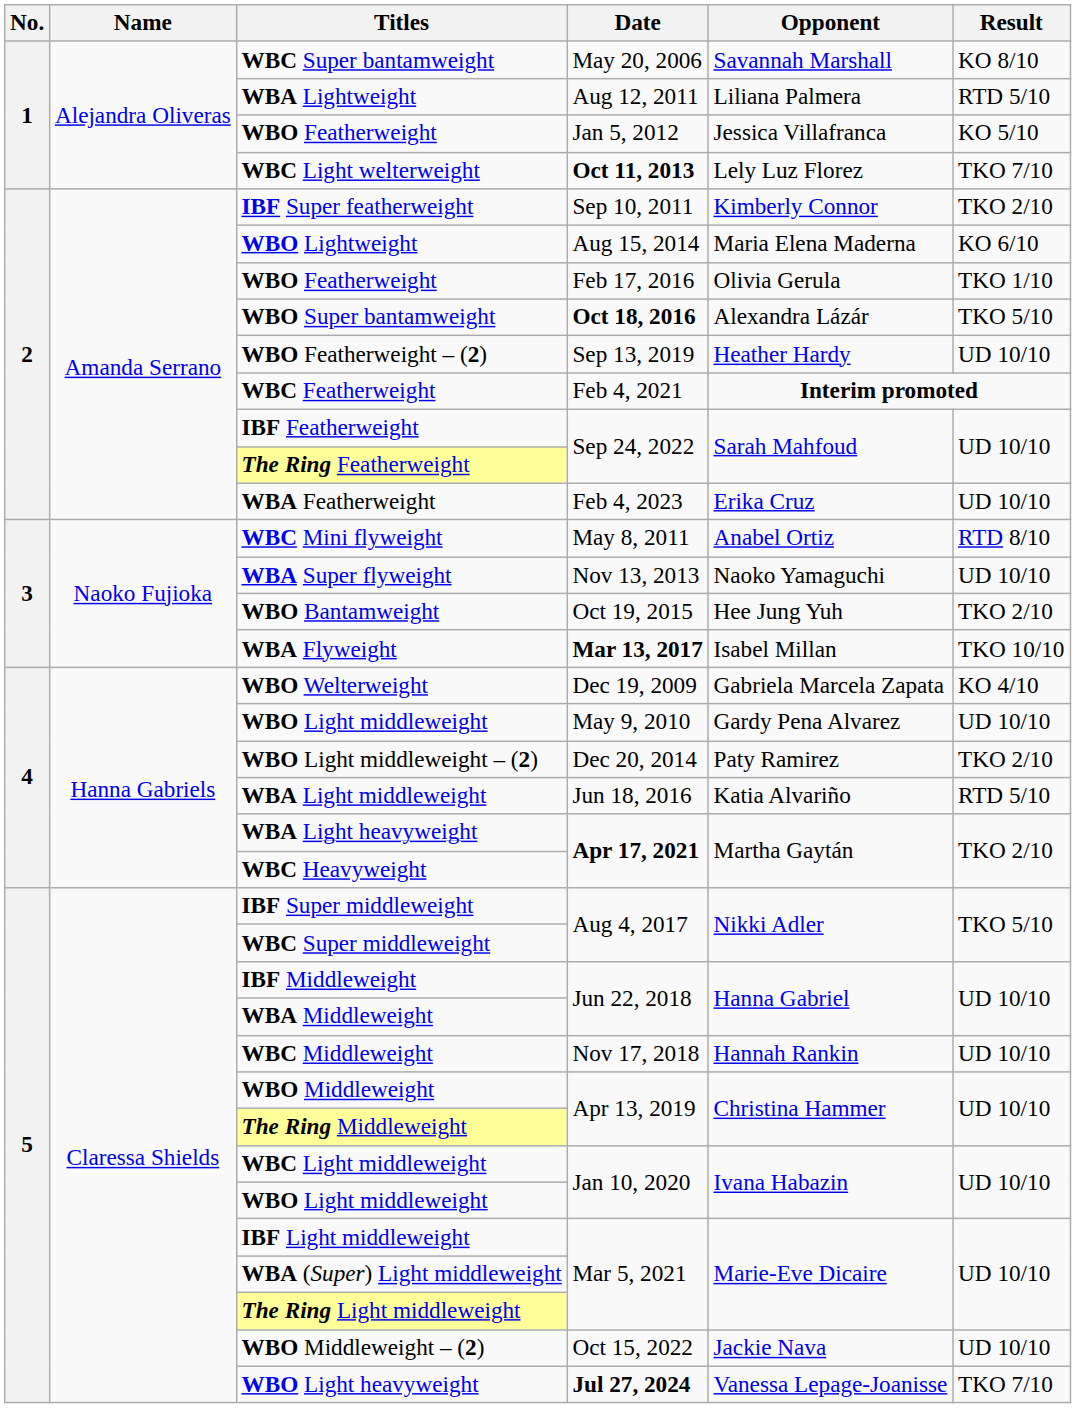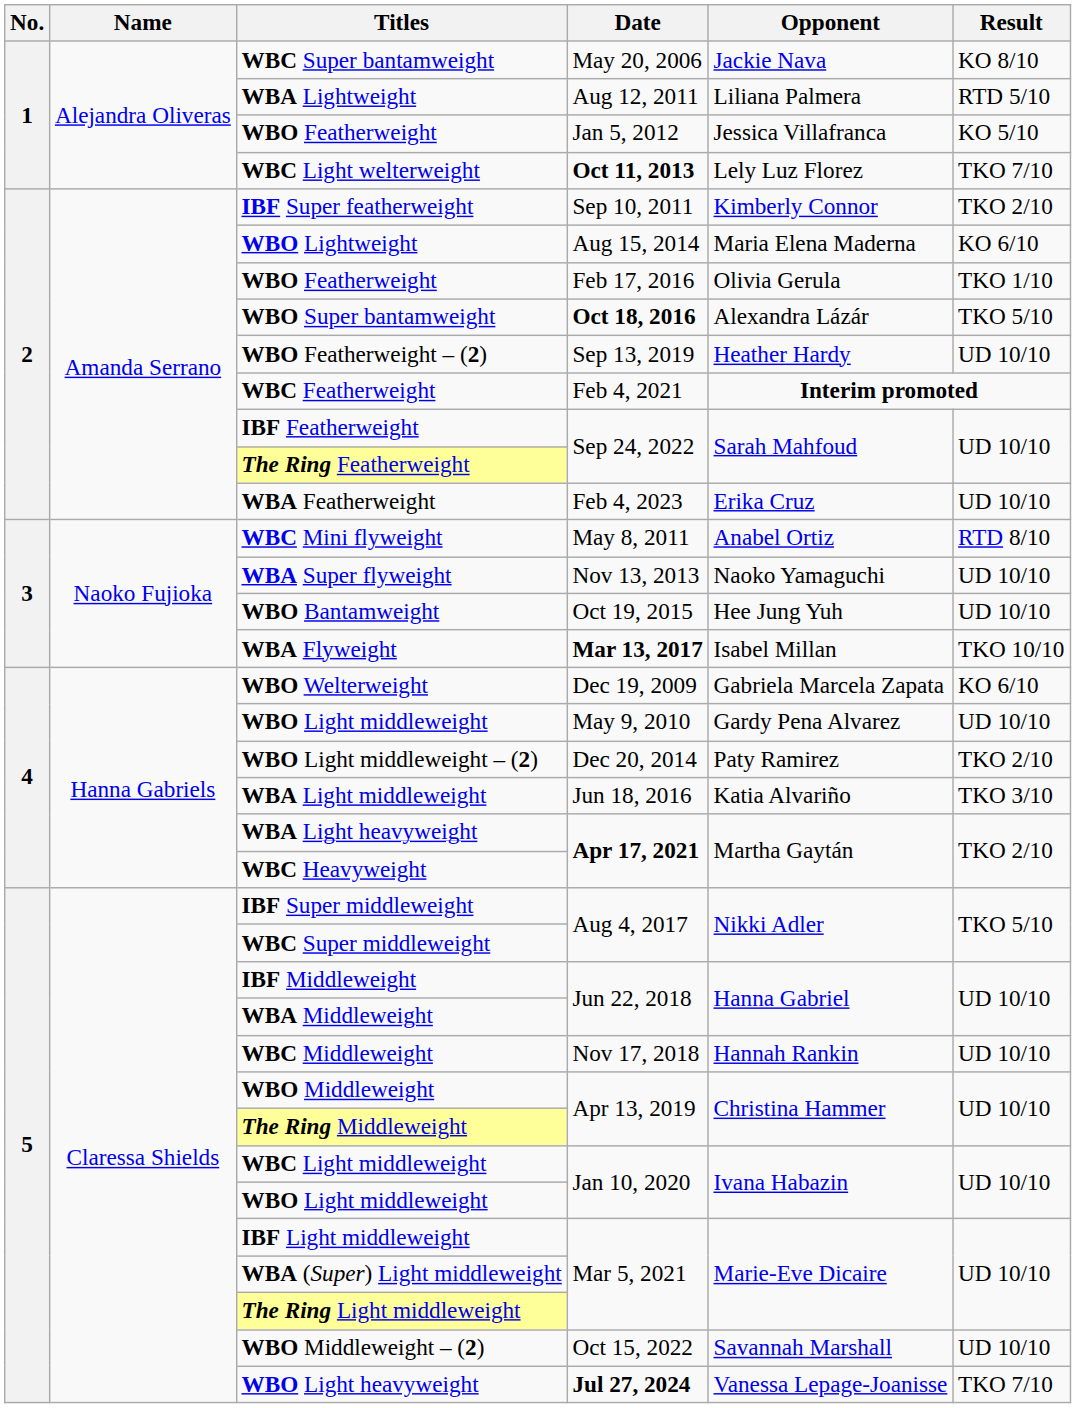(803, 59) Savannah Marshall -> (770, 59) Jackie Nava
(1005, 611) TKO 2/10 -> (1004, 611) UD 10/10
(998, 685) KO 4/10 -> (998, 685) KO 6/10
(1004, 795) RTD 5/10 -> (1005, 795) TKO 3/10
(770, 1347) Jackie Nava -> (803, 1347) Savannah Marshall
